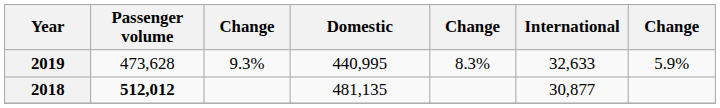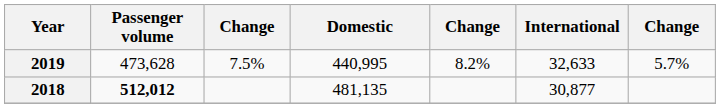(247, 63) 9.3% -> (247, 63) 7.5%
(472, 63) 8.3% -> (472, 63) 8.2%
(672, 63) 5.9% -> (672, 63) 5.7%
